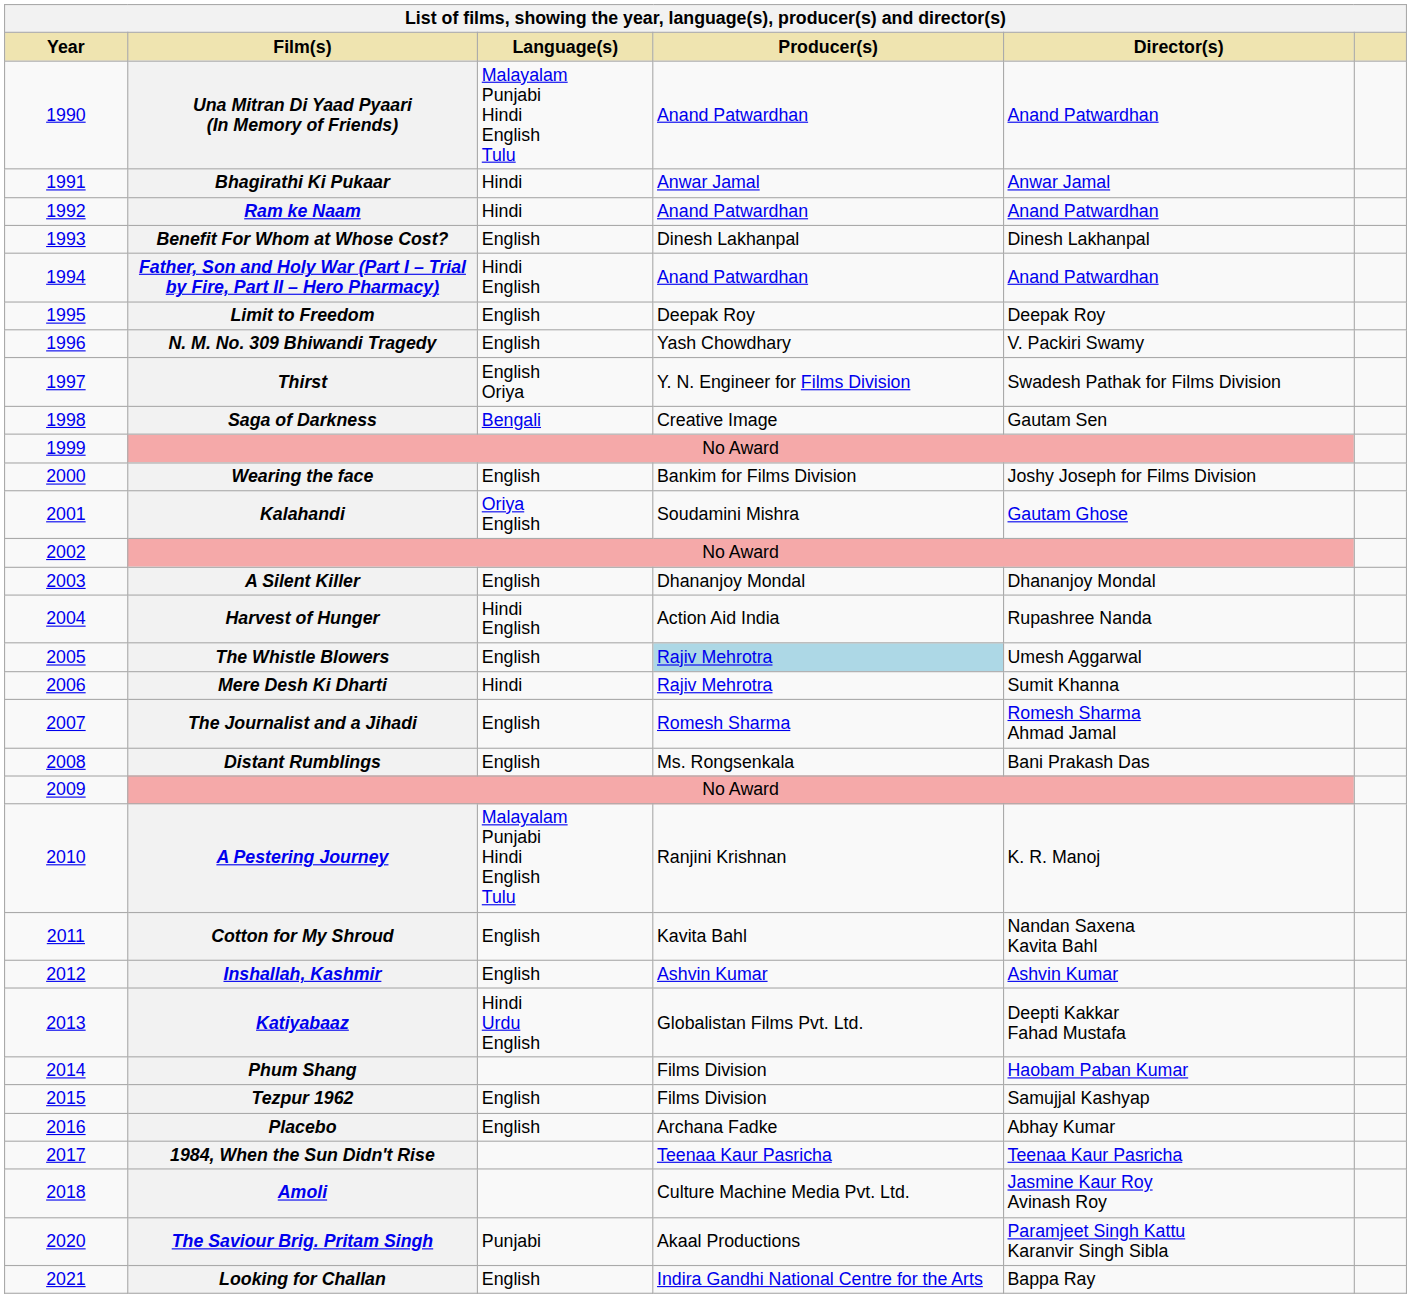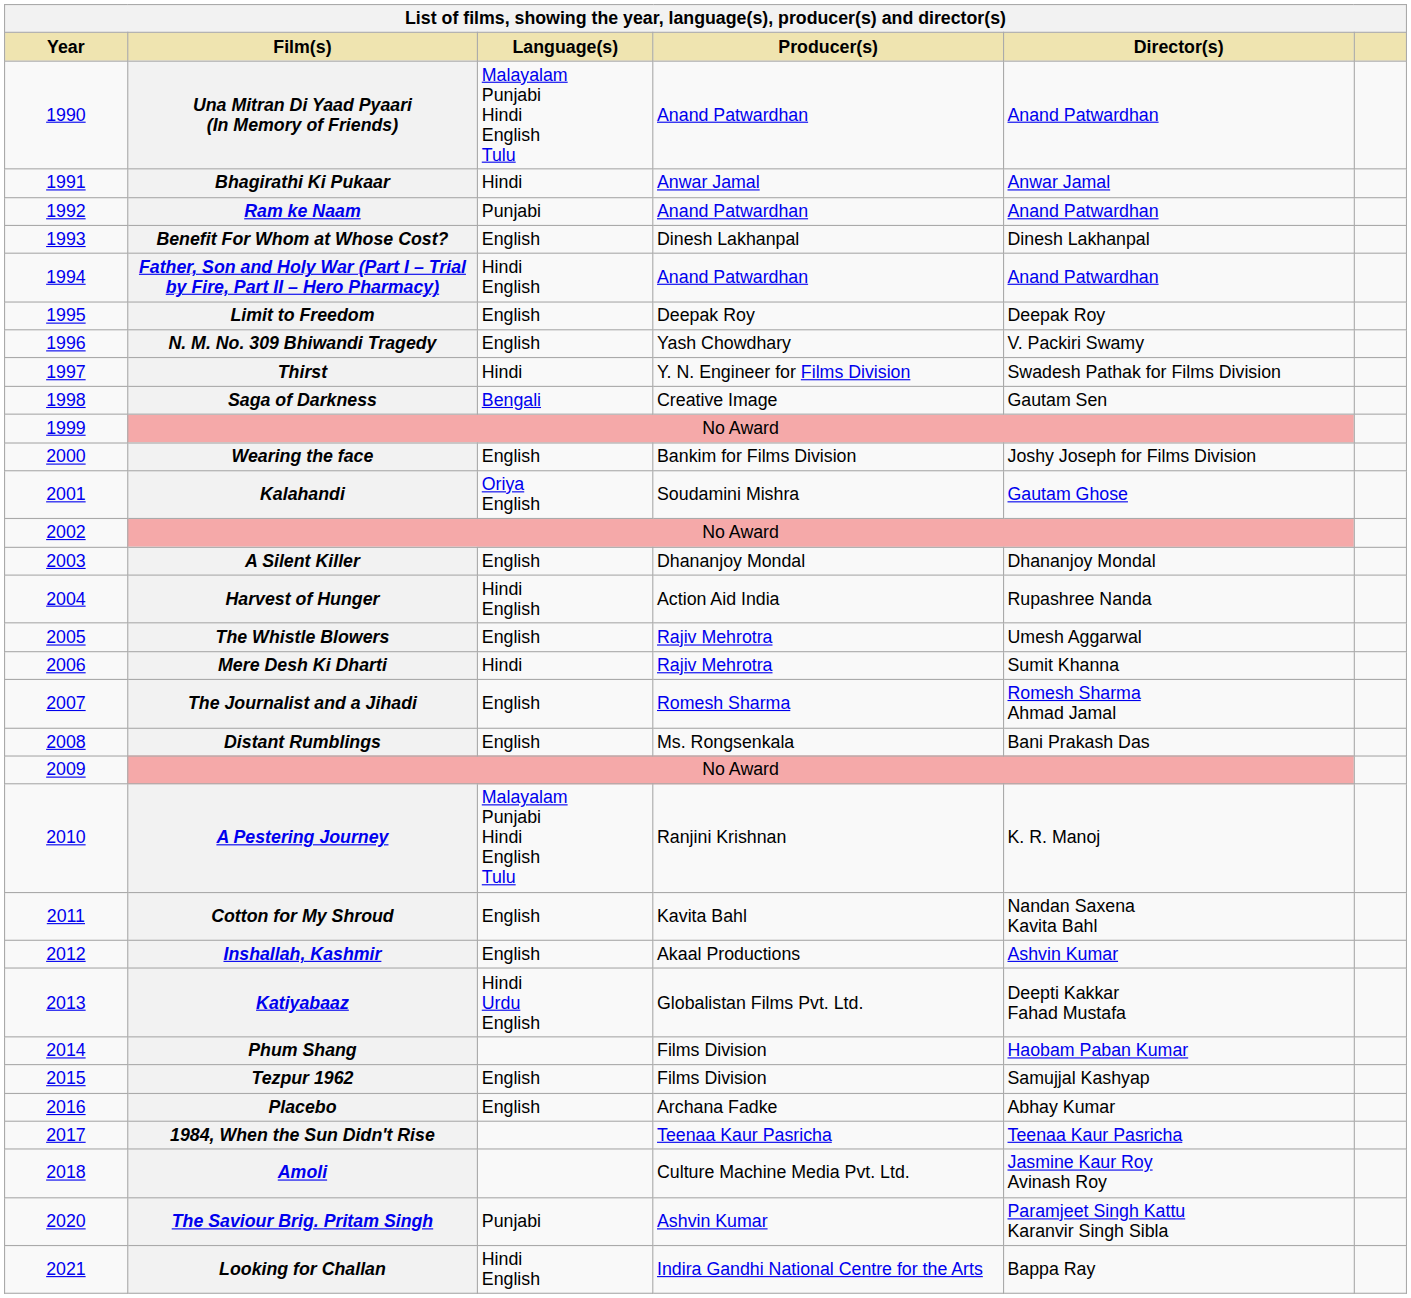(502, 211) Hindi -> (511, 211) Punjabi
(511, 381) English Oriya -> (502, 371) Hindi
(715, 657) lightblue background -> (715, 637) no background
(712, 974) Ashvin Kumar -> (729, 954) Akaal Productions
(729, 1241) Akaal Productions -> (712, 1221) Ashvin Kumar
(511, 1279) English -> (511, 1269) Hindi English
